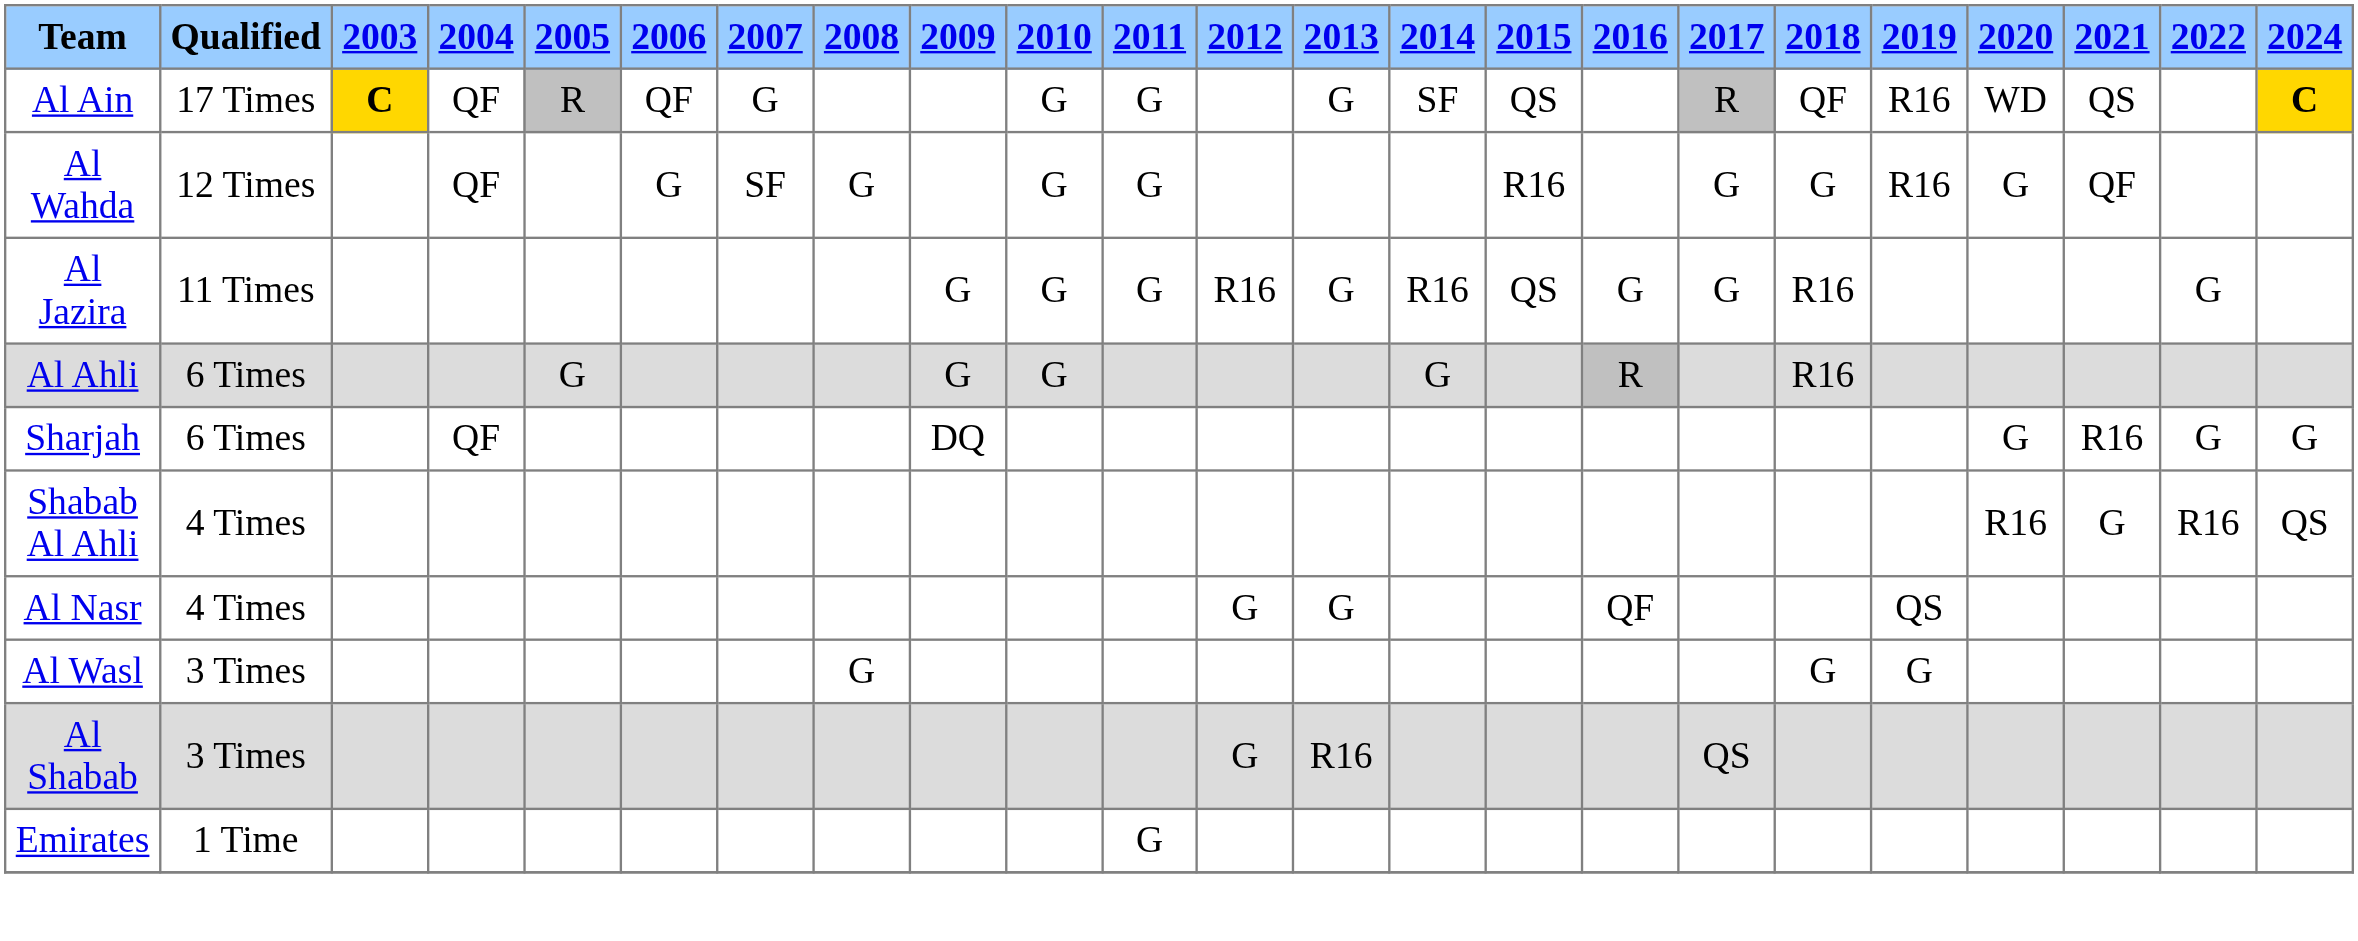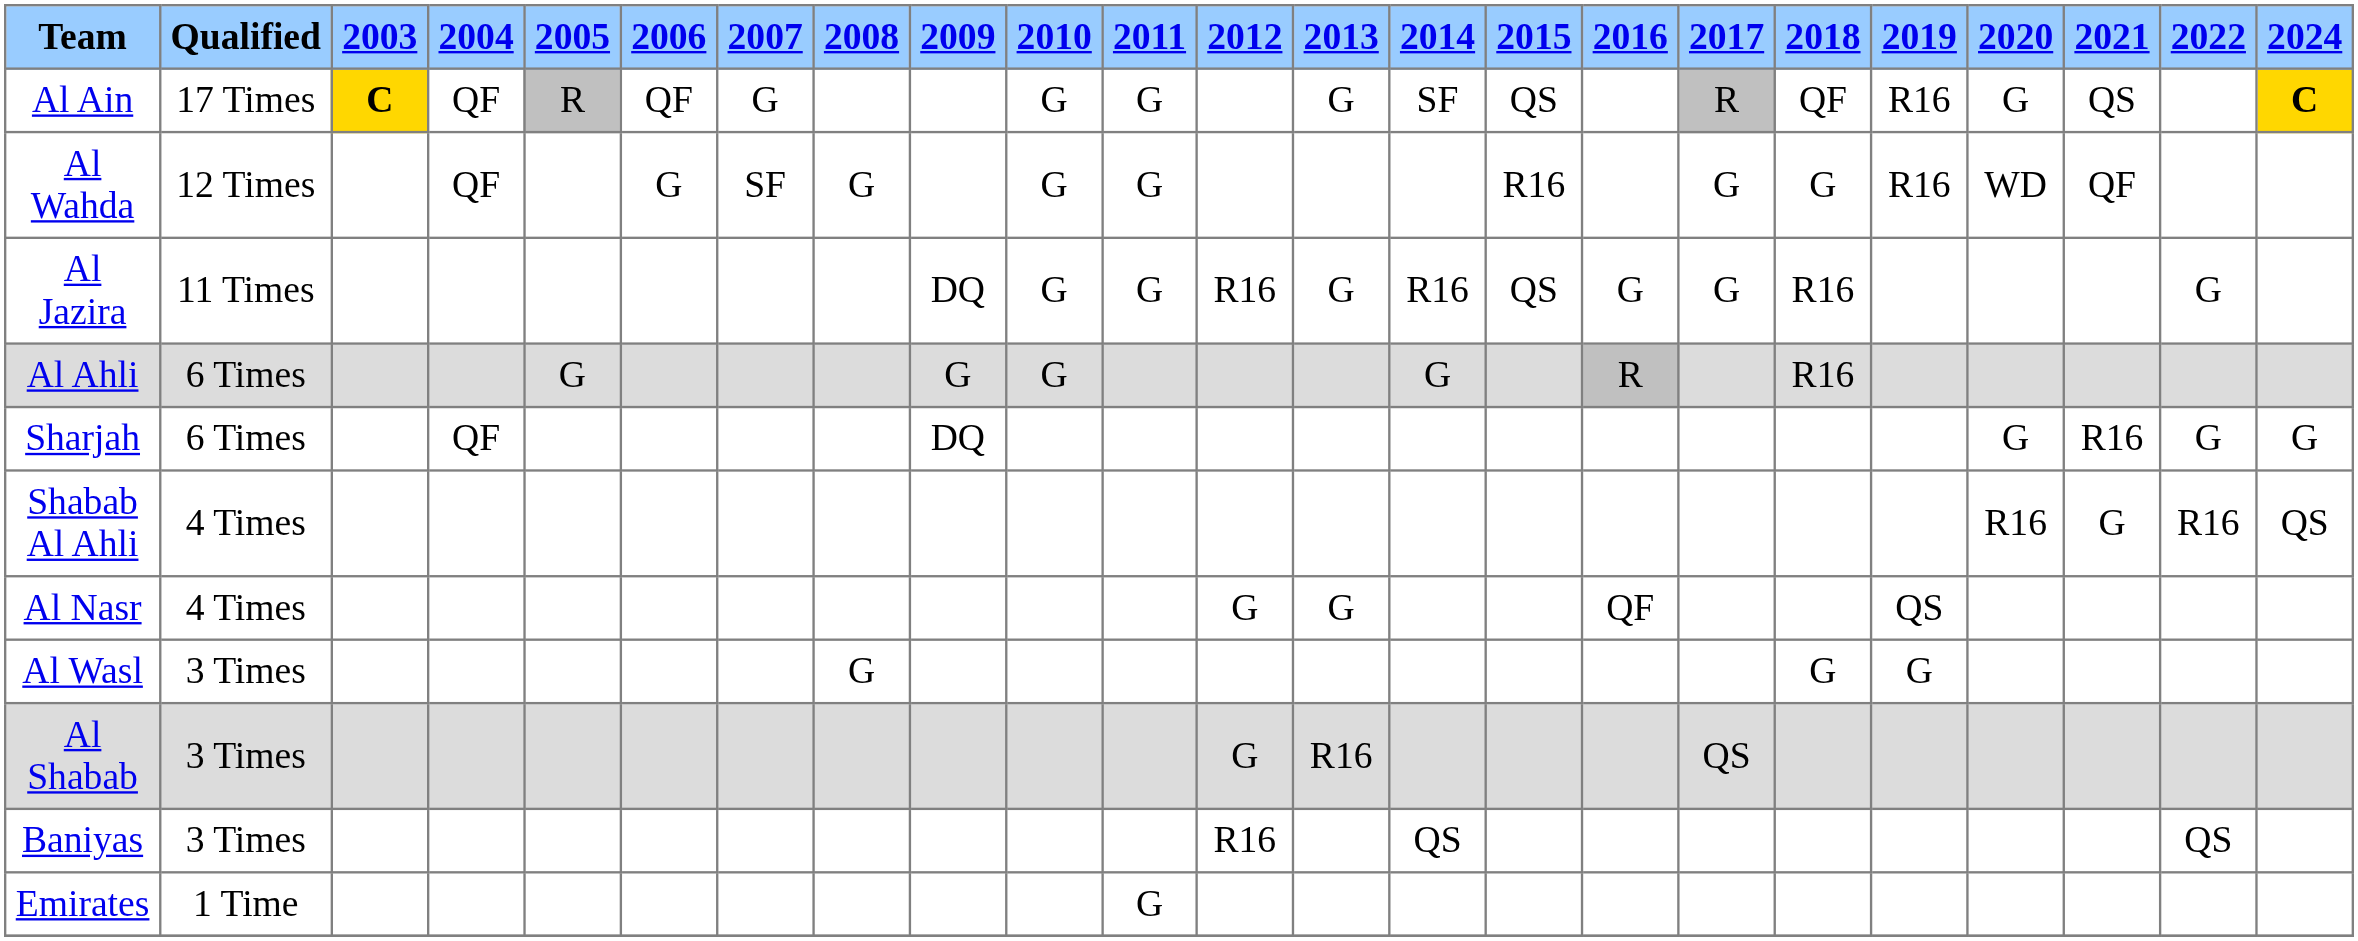(2016, 99) WD -> (2016, 99) G
(2016, 184) G -> (2016, 184) WD
(958, 290) G -> (958, 290) DQ
+ row: (83, 839)
